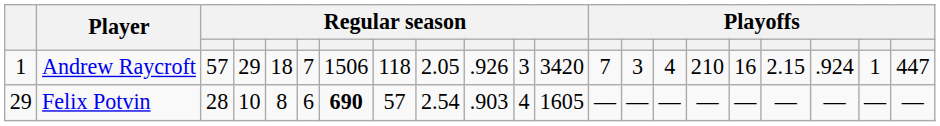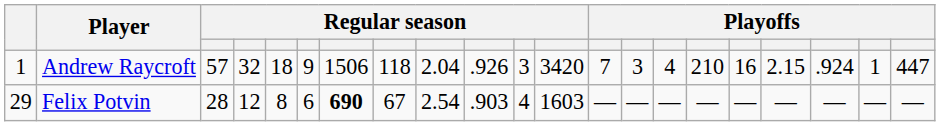(249, 67) 29 -> (249, 67) 32
(308, 67) 7 -> (308, 67) 9
(440, 67) 2.05 -> (440, 67) 2.04
(249, 102) 10 -> (249, 102) 12
(395, 102) 57 -> (395, 102) 67
(562, 102) 1605 -> (562, 102) 1603
